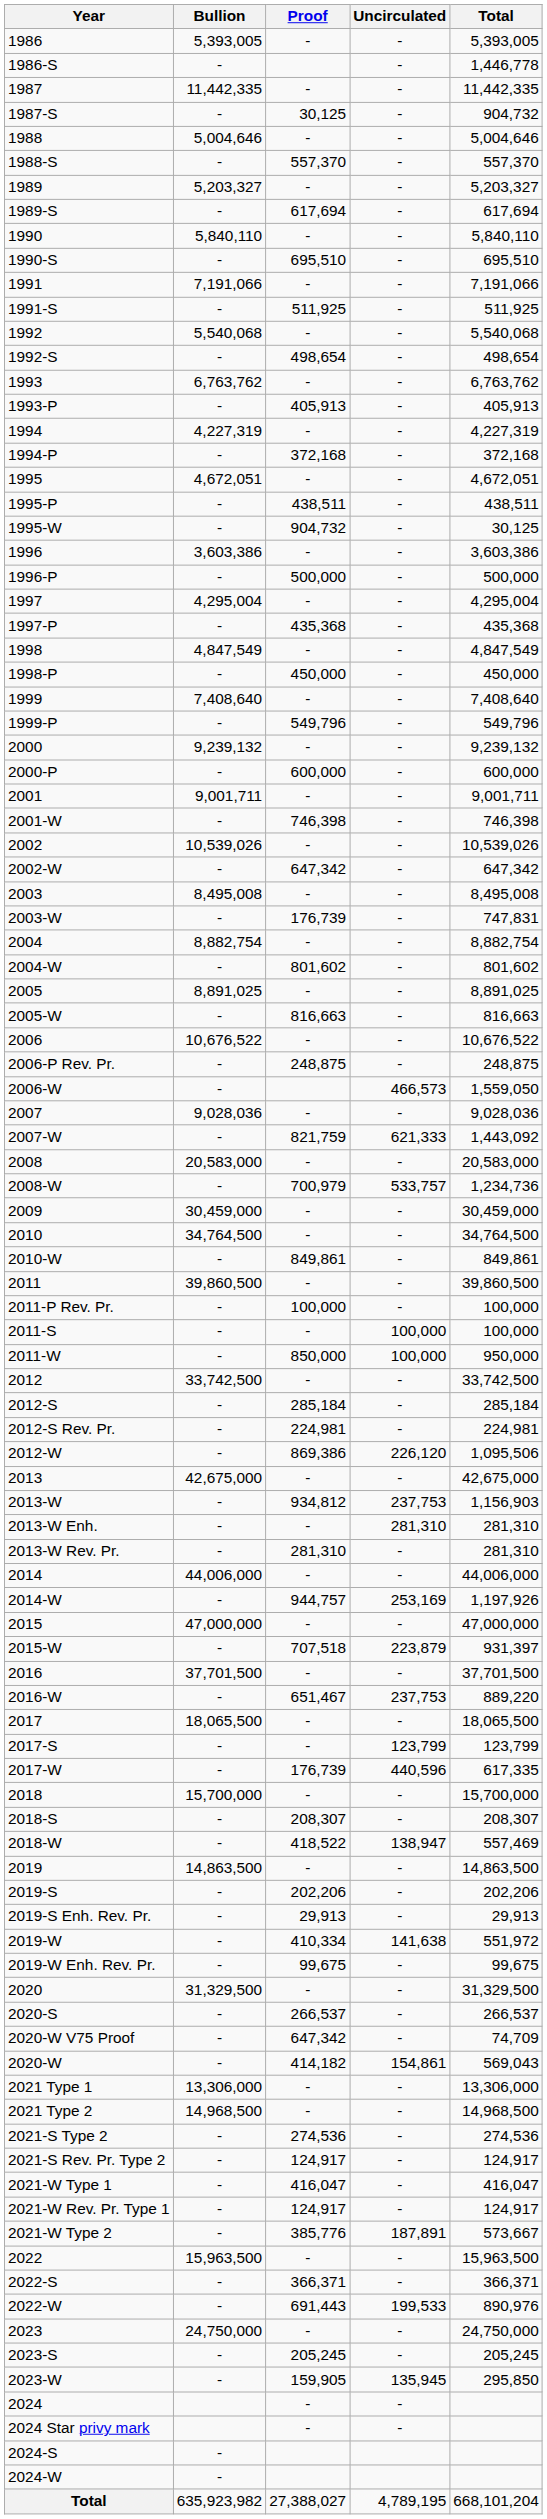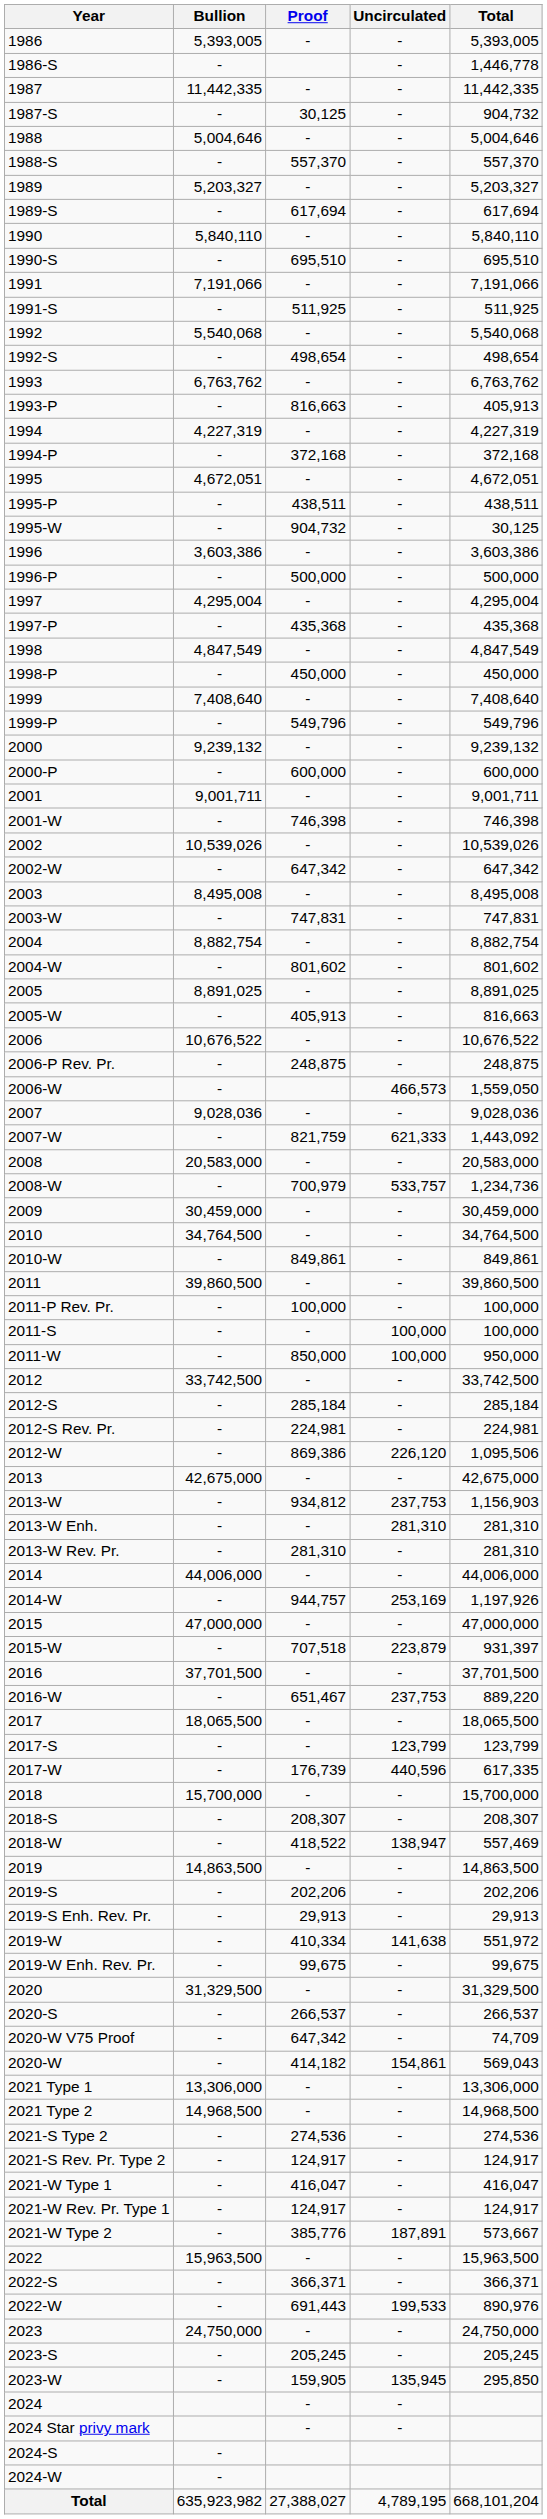(318, 406) 405,913 -> (318, 406) 816,663
(318, 917) 176,739 -> (318, 917) 747,831
(318, 1015) 816,663 -> (318, 1015) 405,913
